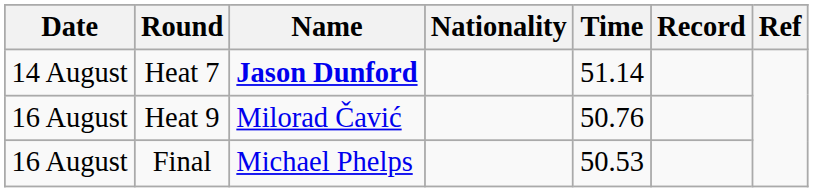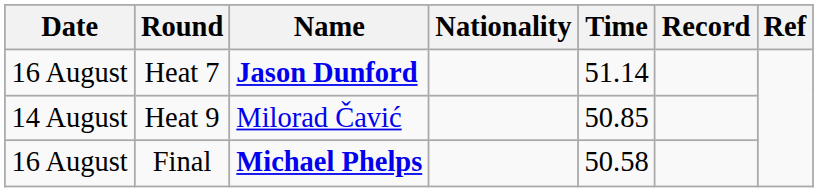(70, 72) 14 August -> (70, 72) 16 August
(70, 117) 16 August -> (70, 117) 14 August
(612, 117) 50.76 -> (617, 117) 50.85
(325, 162) normal -> (329, 162) bold
(612, 162) 50.53 -> (617, 162) 50.58
